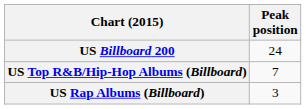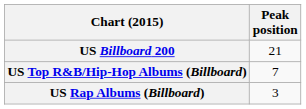(275, 51) 24 -> (275, 51) 21
